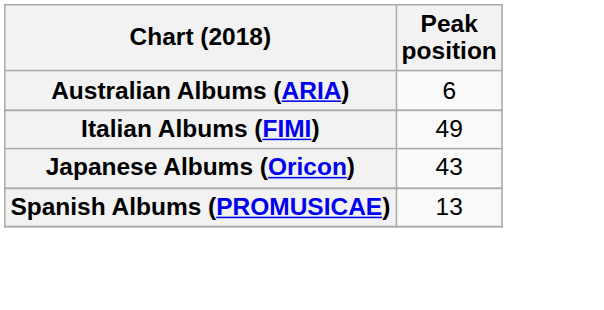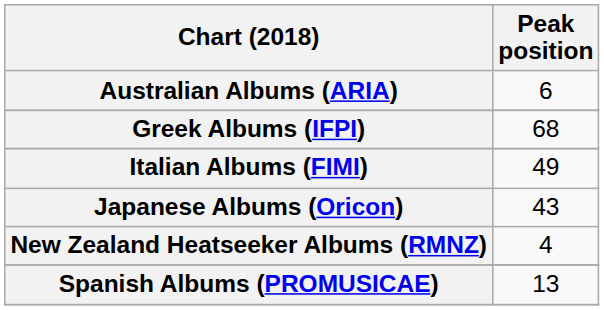+ row: (249, 129)
+ row: (249, 245)
